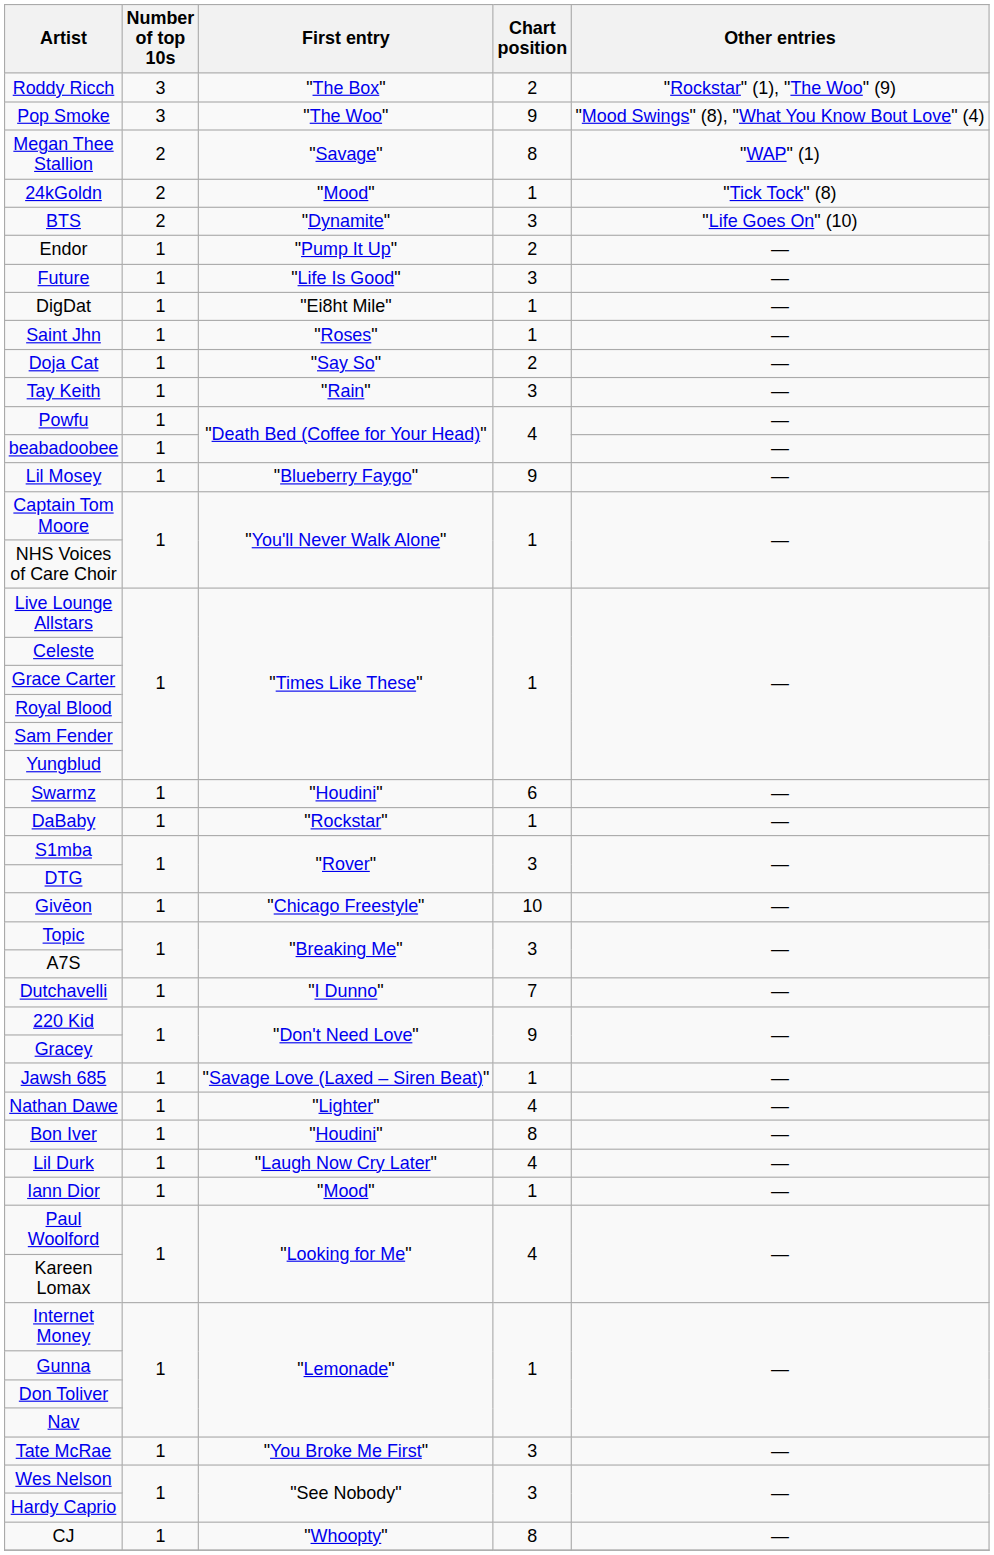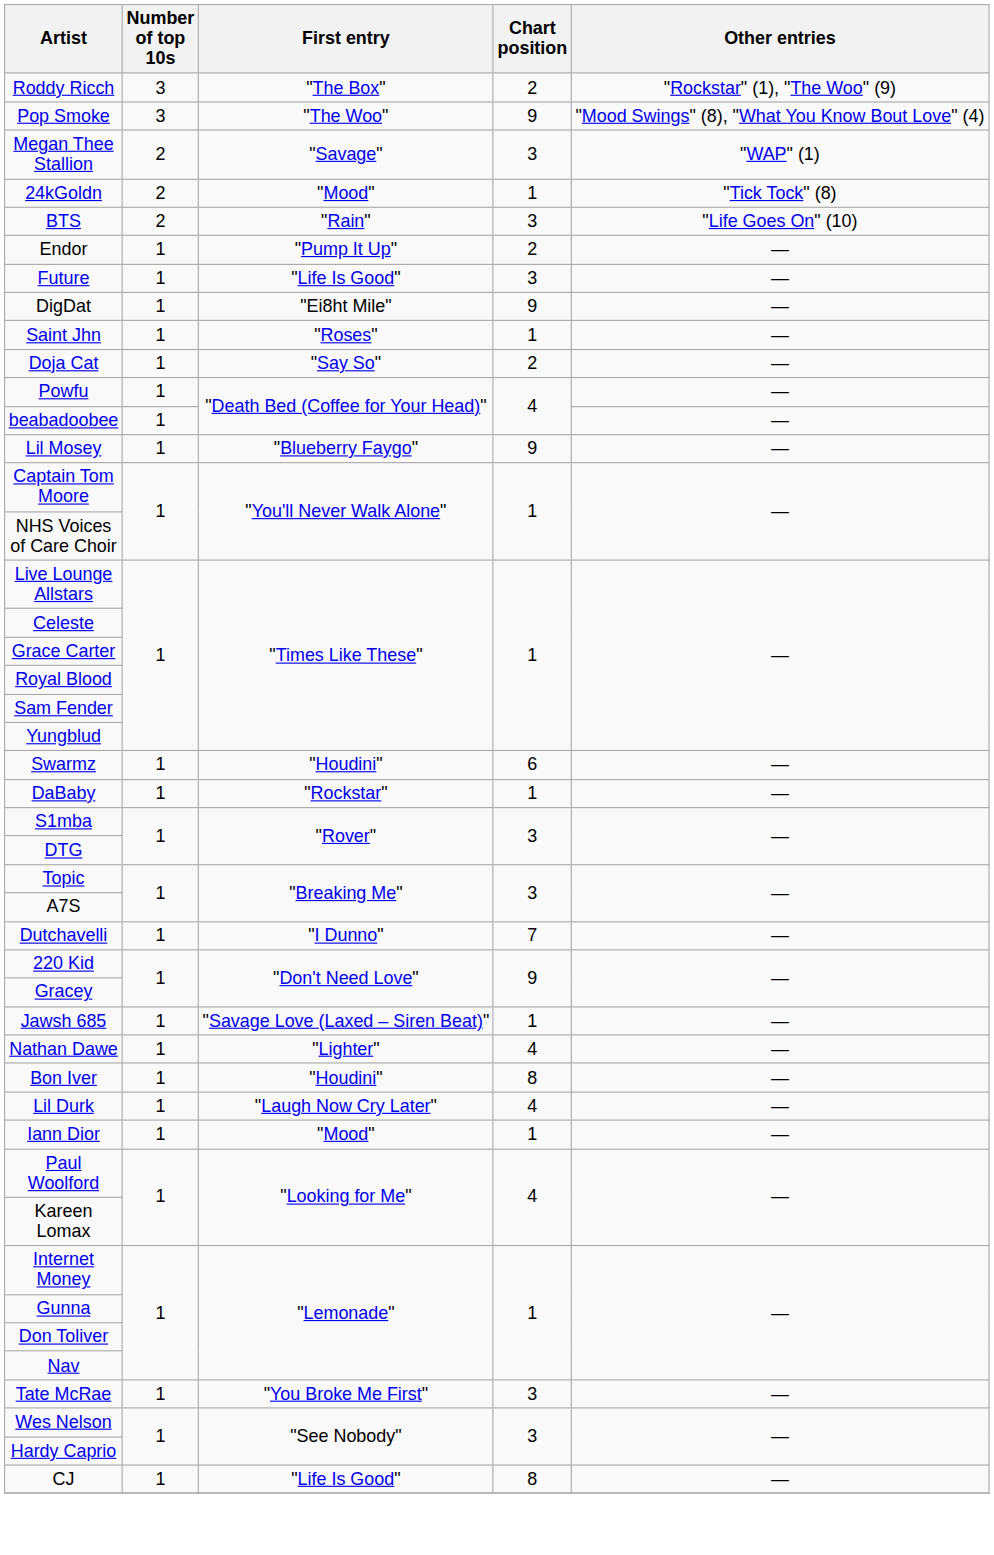(532, 154) 8 -> (532, 154) 3
(346, 221) "Dynamite" -> (346, 221) "Rain"
(532, 306) 1 -> (532, 306) 9
- row: (64, 391)
- row: (64, 907)
(346, 1535) "Whoopty" -> (346, 1479) "Life Is Good"
